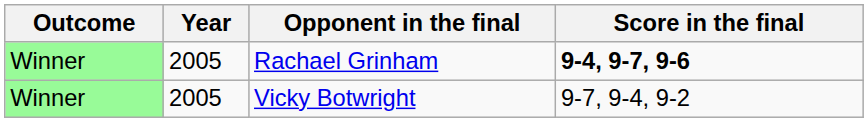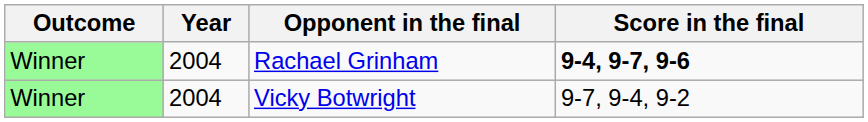(195, 60) 2005 -> (195, 60) 2004
(195, 98) 2005 -> (195, 98) 2004
